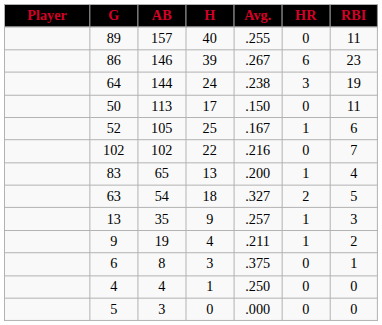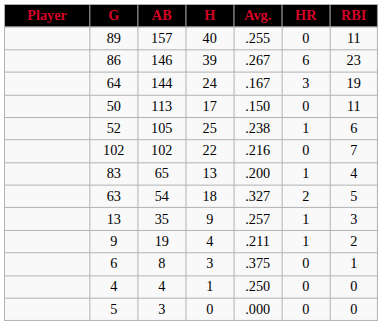(258, 83) .238 -> (258, 83) .167
(258, 128) .167 -> (258, 128) .238
